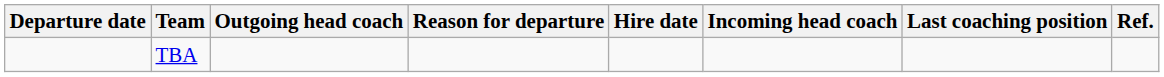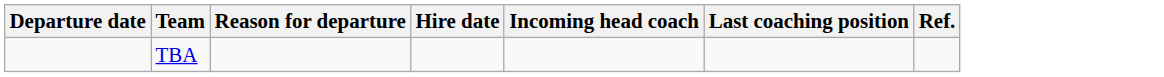- column: (309, 21)
